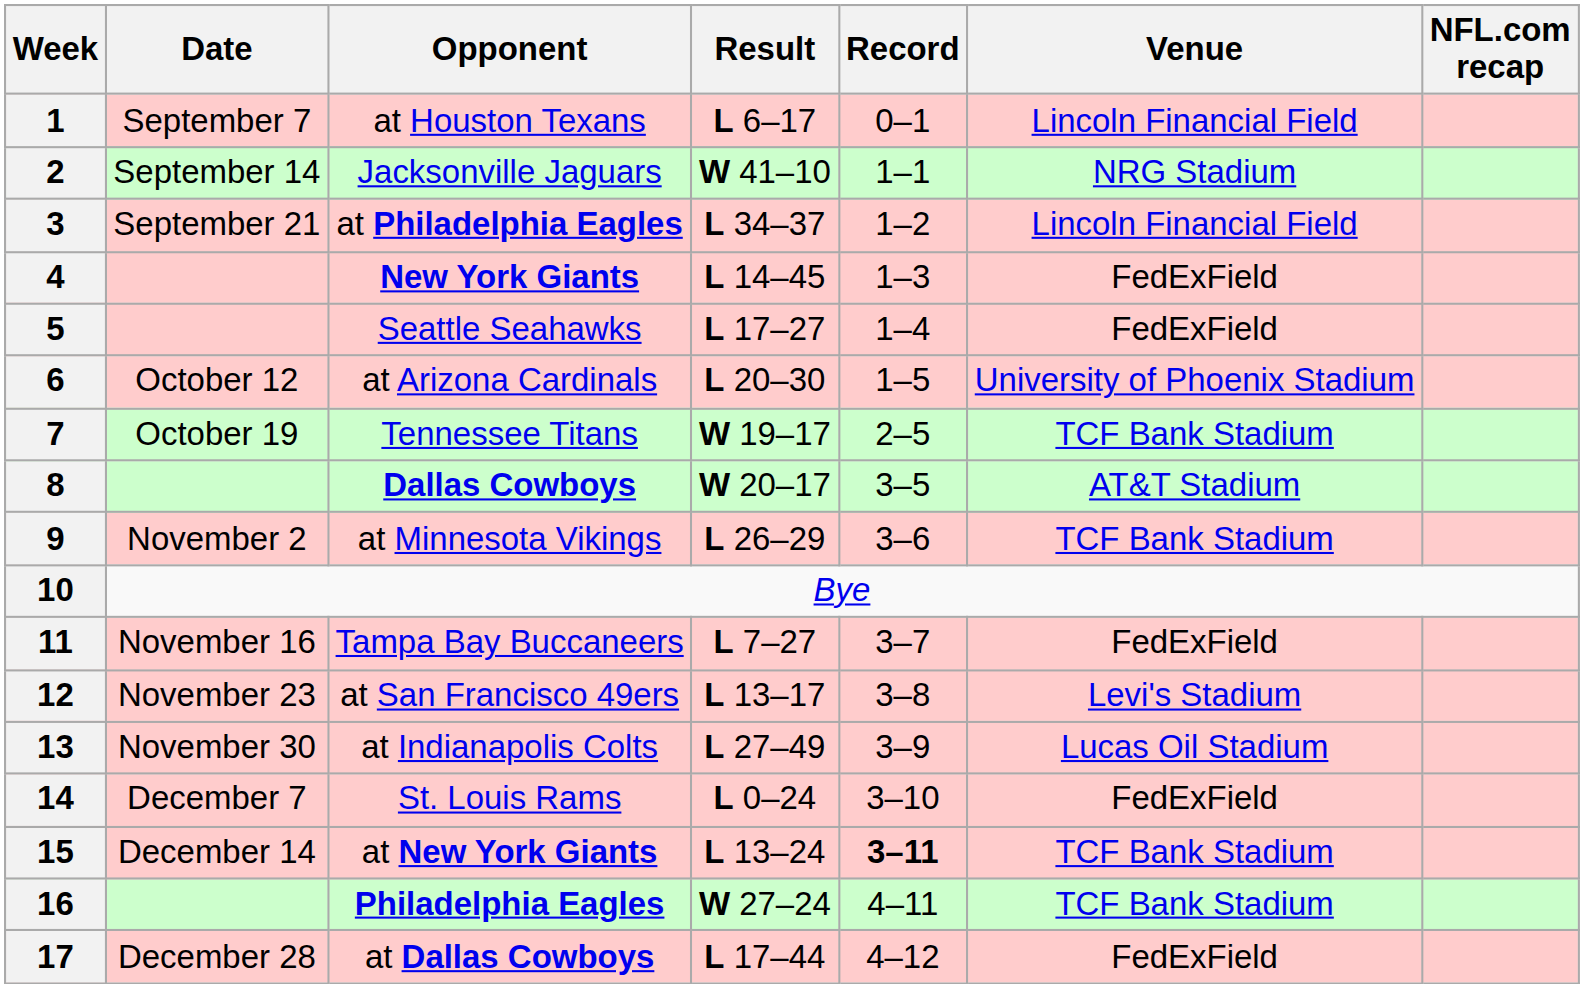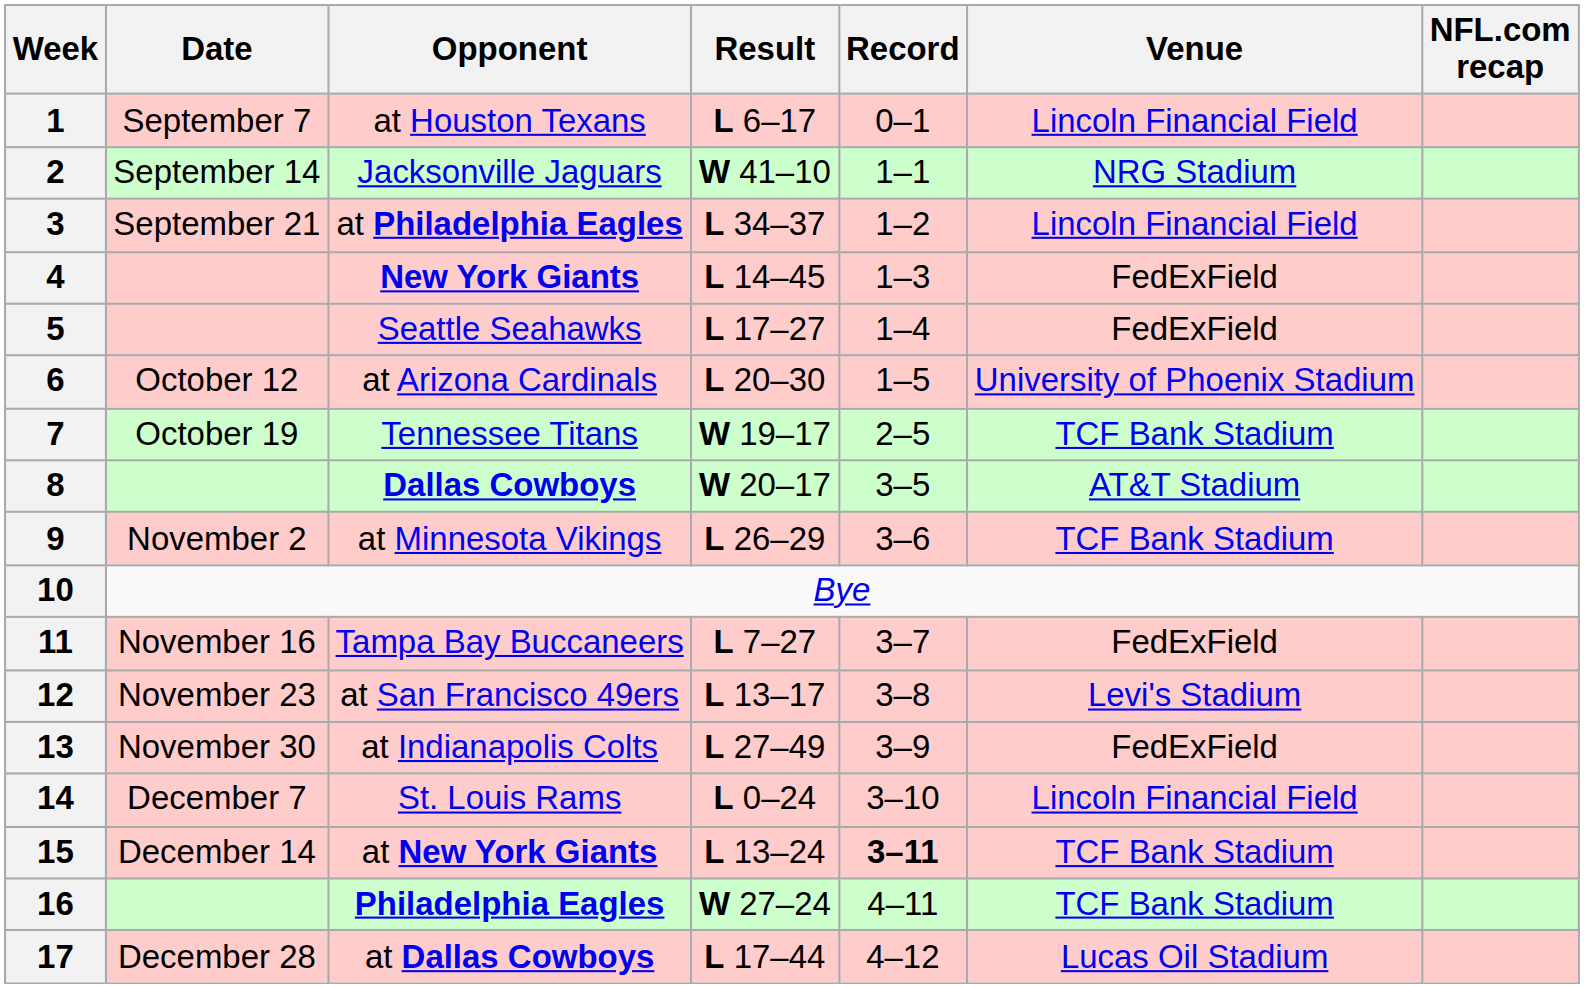(1195, 747) Lucas Oil Stadium -> (1195, 747) FedExField
(1195, 799) FedExField -> (1195, 799) Lincoln Financial Field
(1195, 956) FedExField -> (1195, 956) Lucas Oil Stadium
